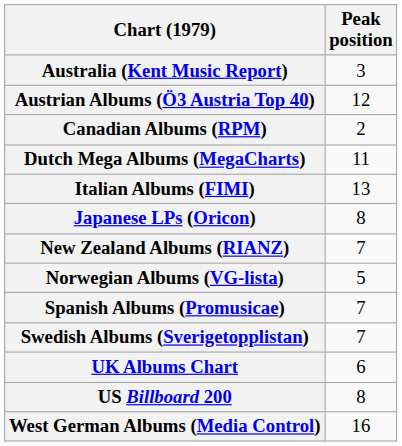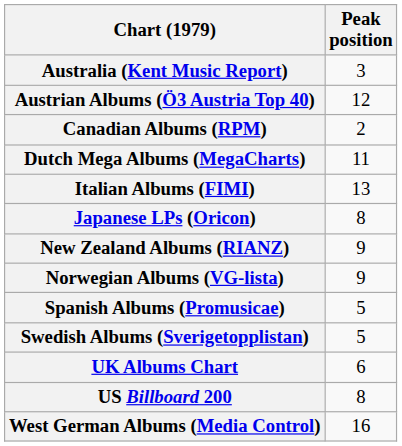(361, 248) 7 -> (361, 248) 9
(361, 277) 5 -> (361, 277) 9
(361, 307) 7 -> (361, 307) 5
(361, 337) 7 -> (361, 337) 5
